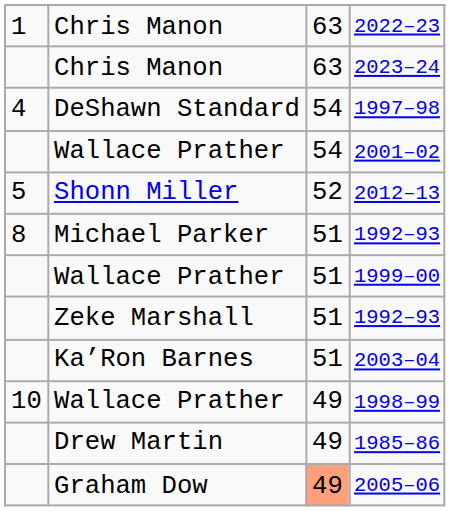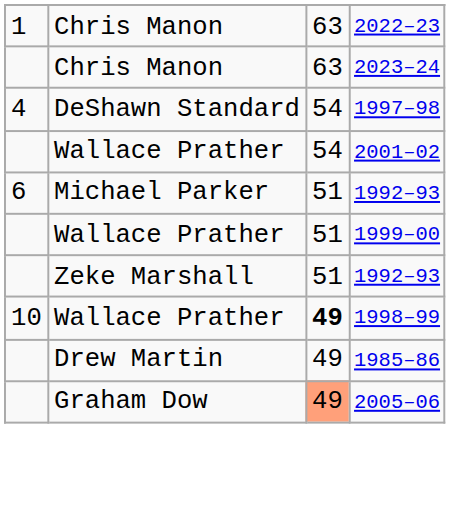- row: (146, 193)
(19, 235) 8 -> (19, 193) 6
- row: (154, 360)
(327, 402) normal -> (327, 318) bold
